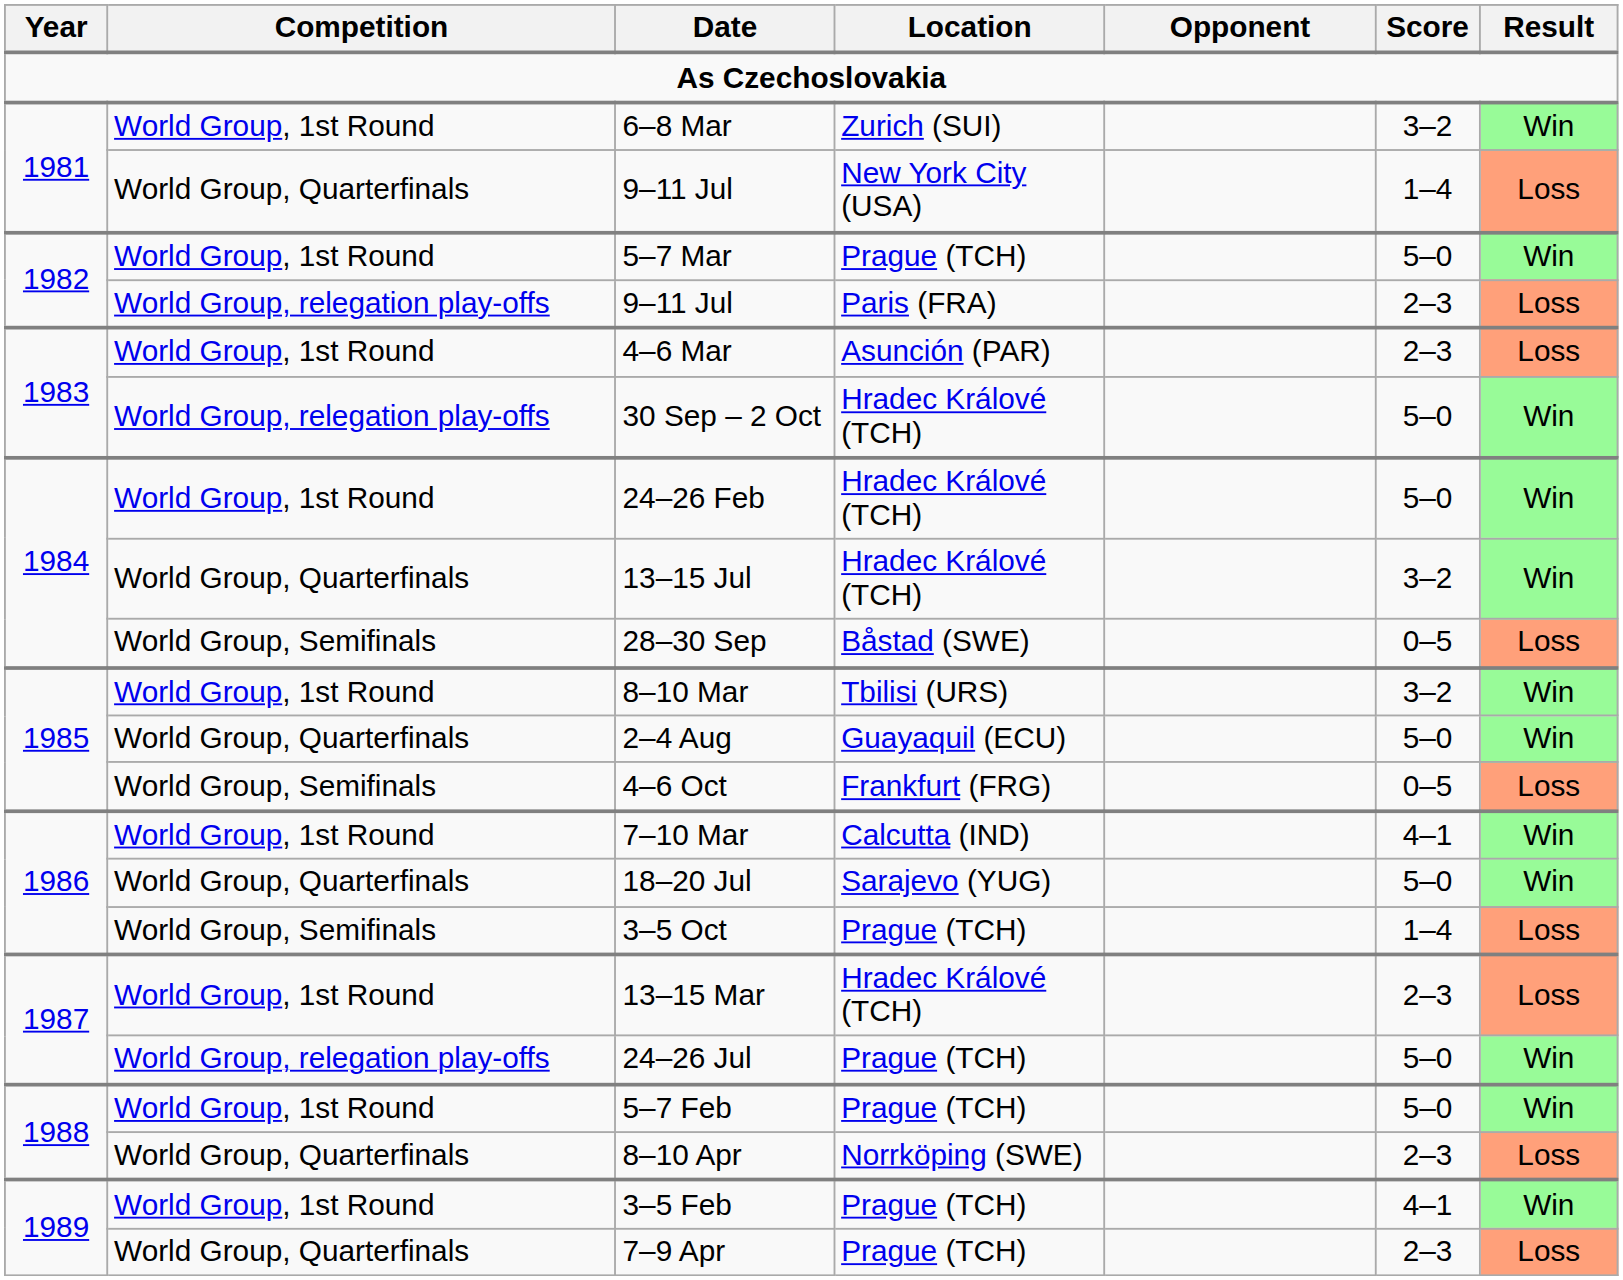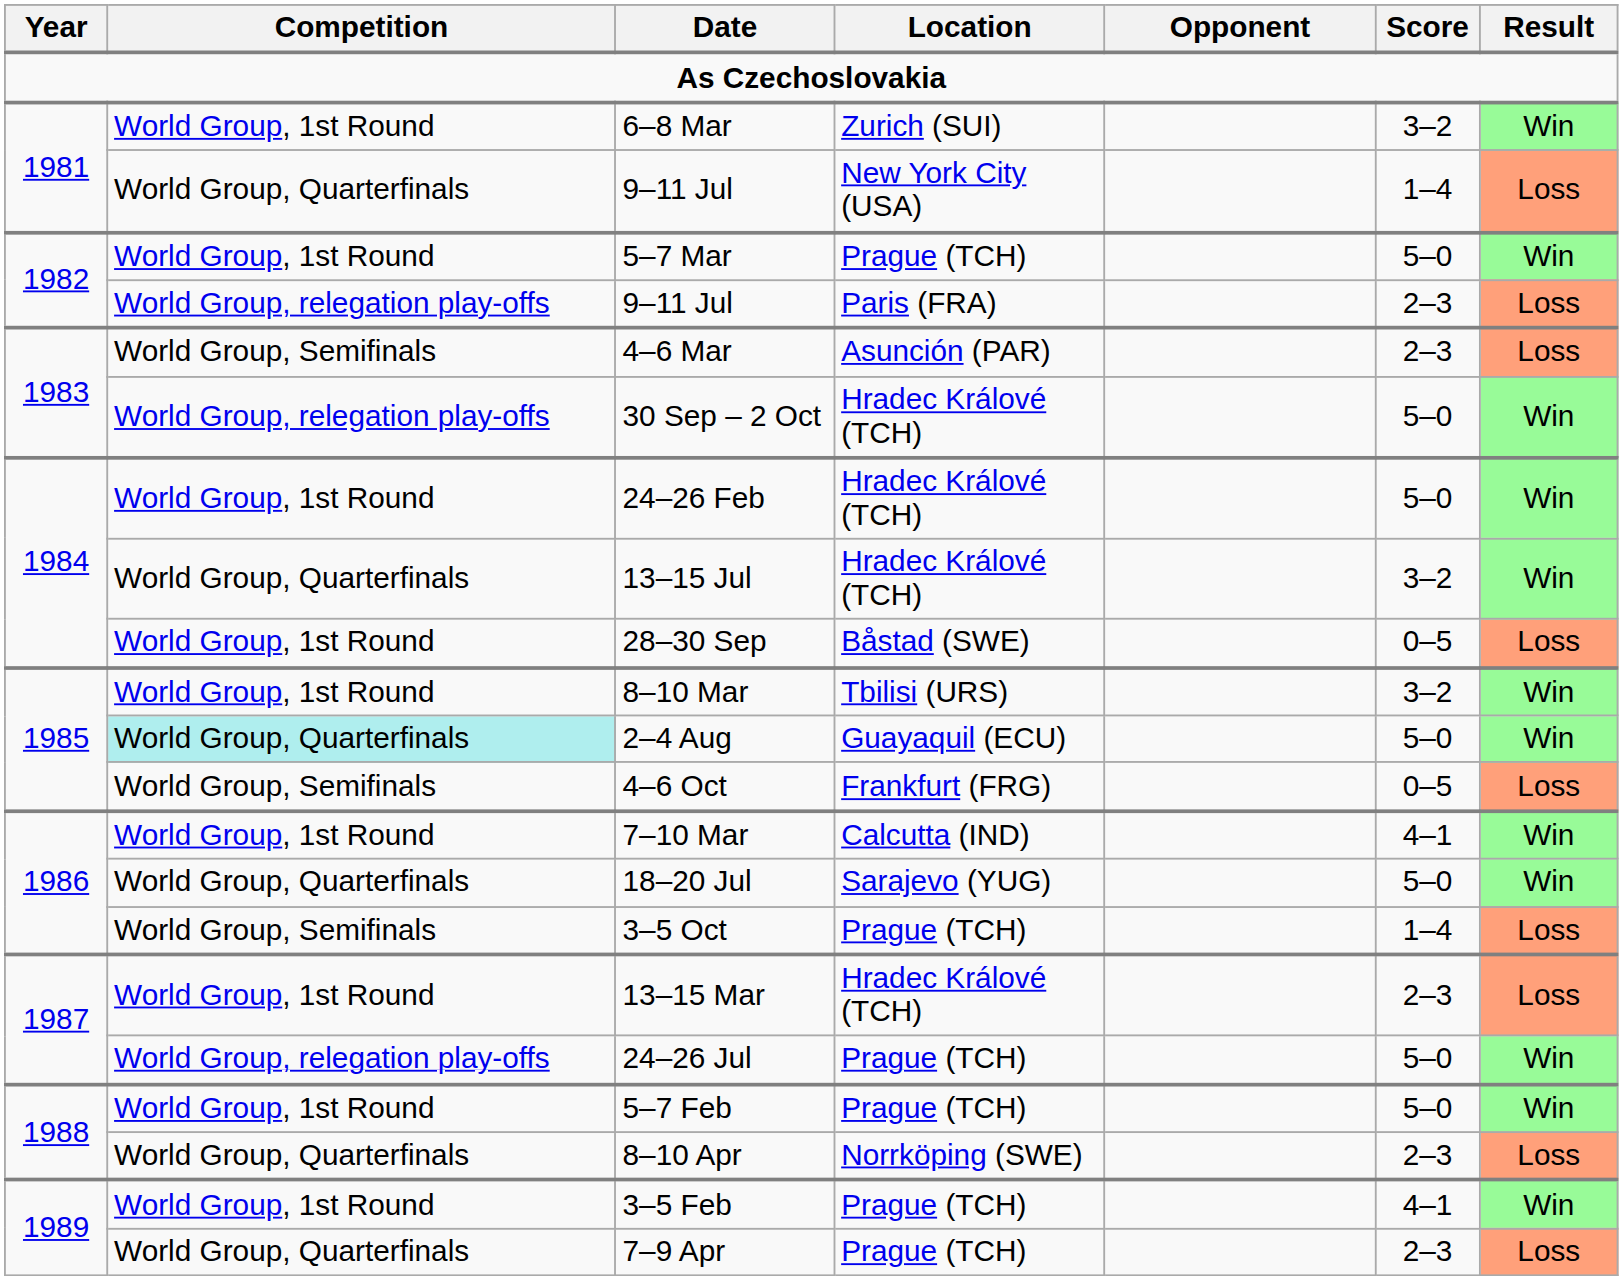(274, 352) World Group, 1st Round -> (275, 352) World Group, Semifinals
(275, 642) World Group, Semifinals -> (274, 642) World Group, 1st Round
(292, 738) no background -> (292, 738) paleturquoise background
